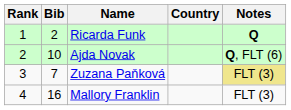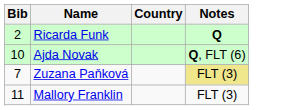- column: (23, 14)
(54, 94) 16 -> (17, 94) 11
